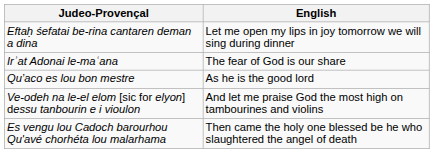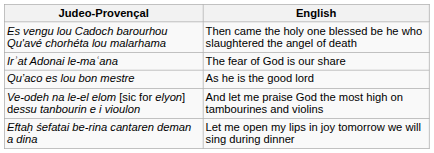rows swapped: (99, 37) <-> (87, 133)
